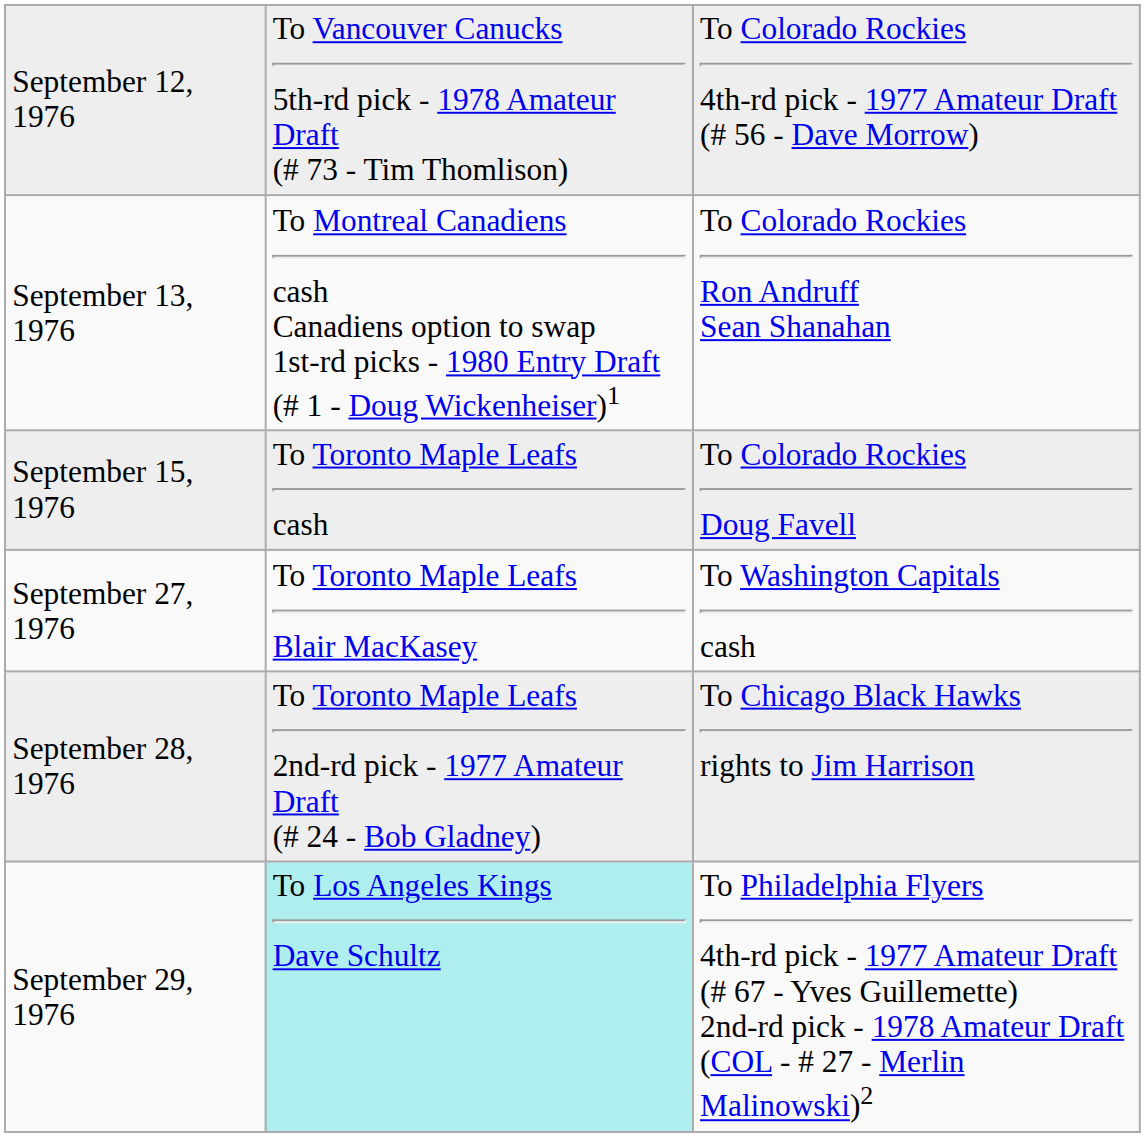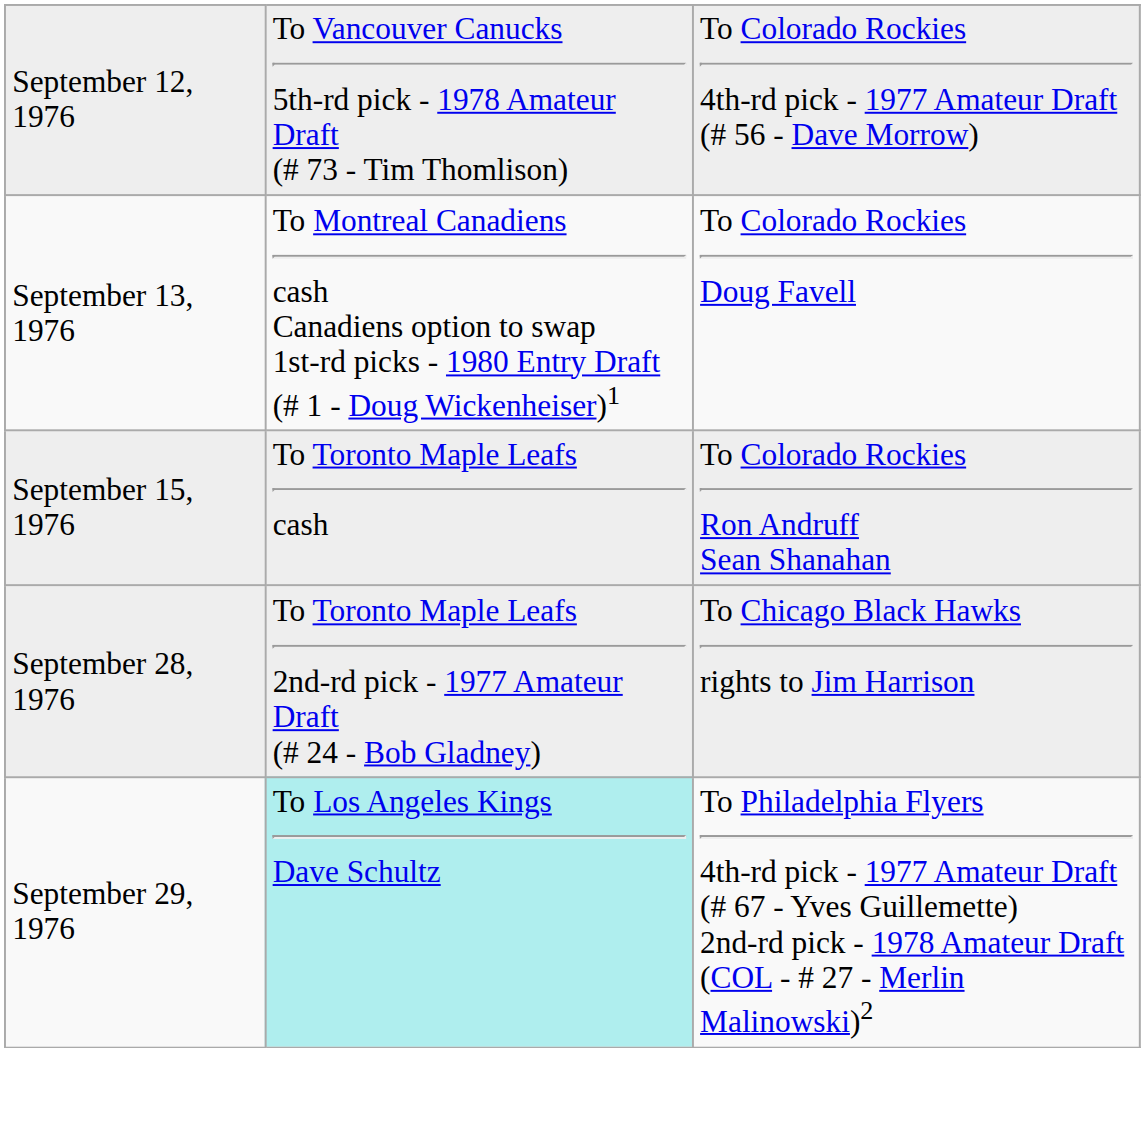(916, 273) To Colorado Rockies Ron Andruff Sean Shanahan -> (916, 255) To Colorado Rockies Doug Favell
(916, 490) To Colorado Rockies Doug Favell -> (916, 507) To Colorado Rockies Ron Andruff Sean Shanahan
- row: (103, 610)
